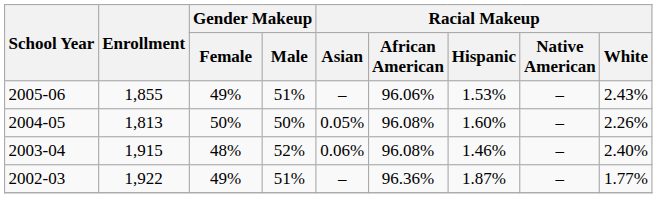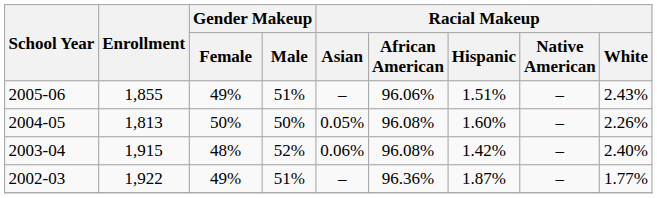(484, 95) 1.53% -> (484, 95) 1.51%
(484, 151) 1.46% -> (484, 151) 1.42%
